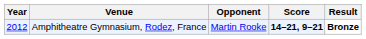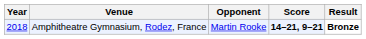(17, 27) 2012 -> (17, 27) 2018
